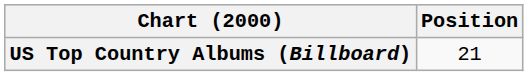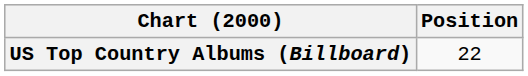(470, 54) 21 -> (470, 54) 22
